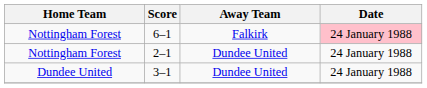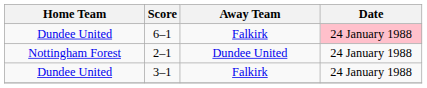(75, 33) Nottingham Forest -> (75, 33) Dundee United
(250, 72) Dundee United -> (250, 72) Falkirk
